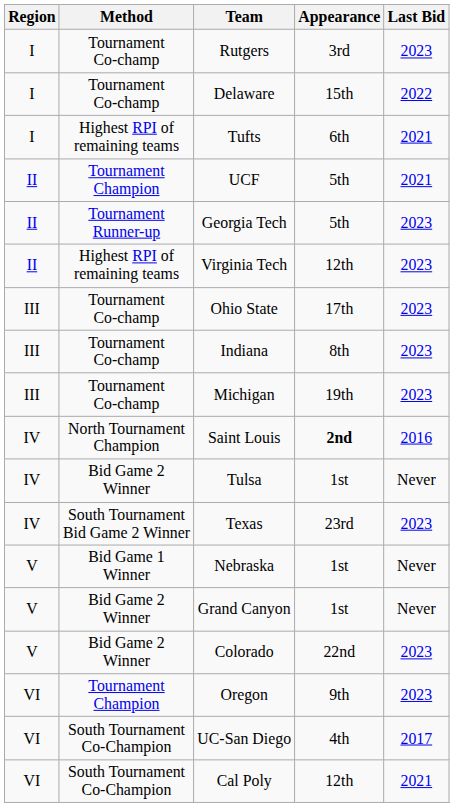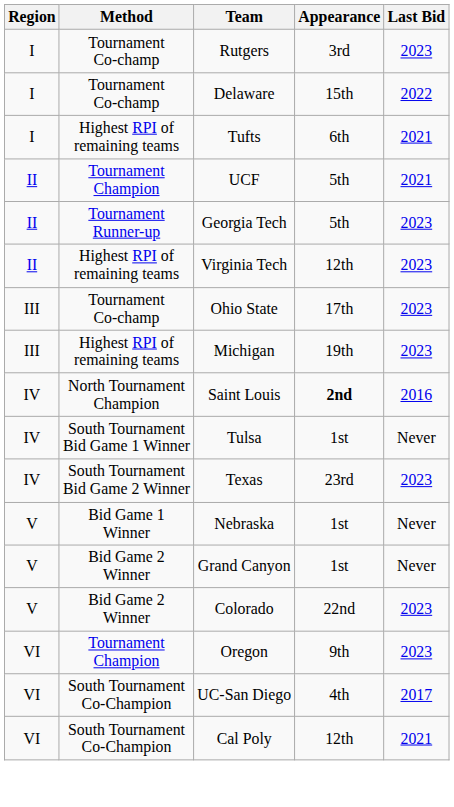- row: (244, 351)
(127, 394) Tournament Co-champ -> (127, 351) Highest RPI of remaining teams
(127, 480) Bid Game 2 Winner -> (127, 437) South Tournament Bid Game 1 Winner
